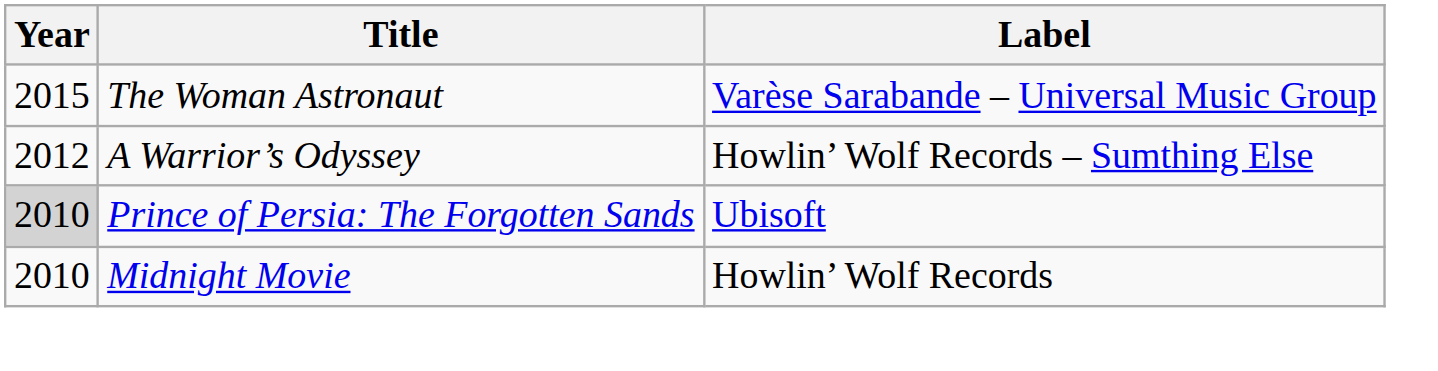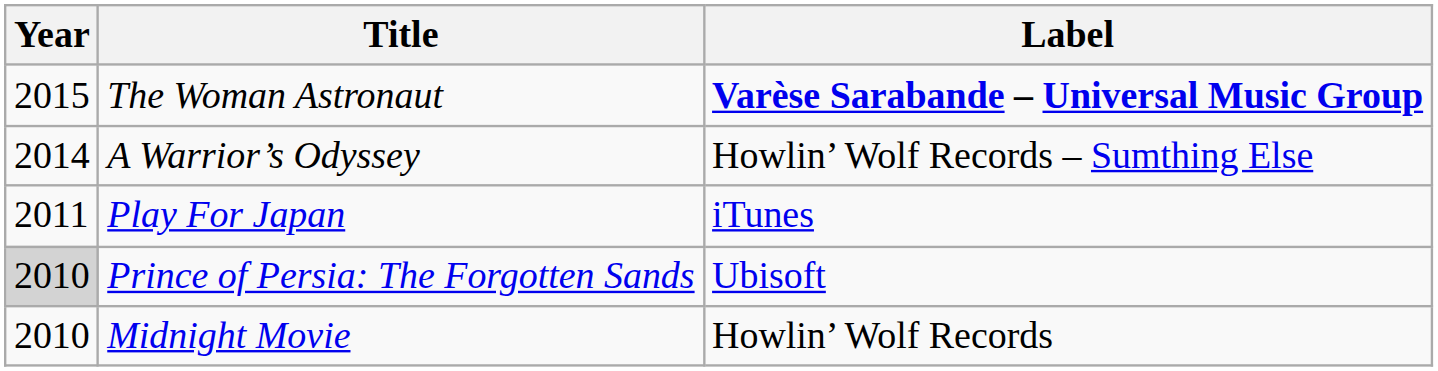(1044, 94) normal -> (1068, 94) bold
(52, 154) 2012 -> (52, 154) 2014
+ row: (226, 214)
